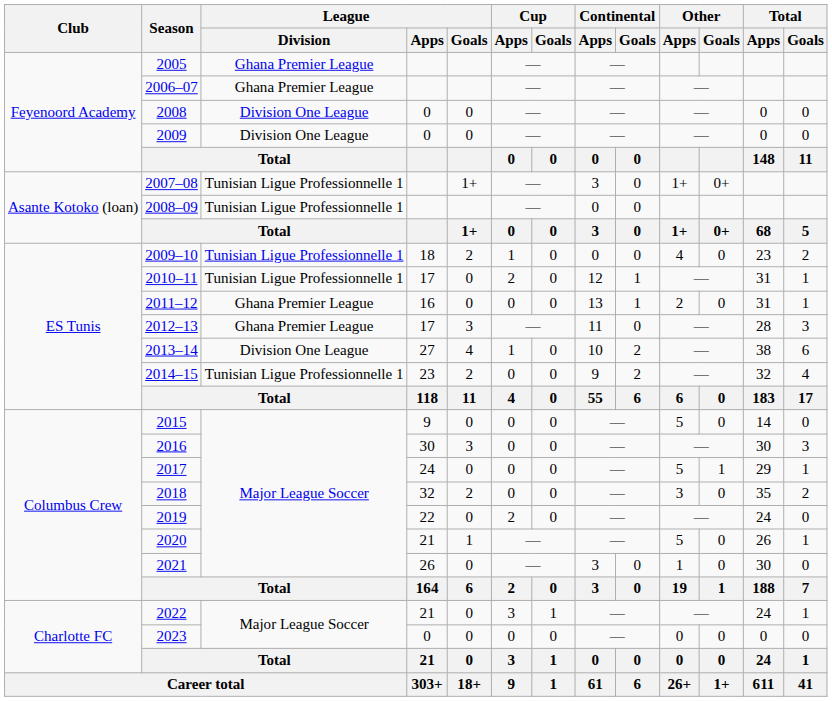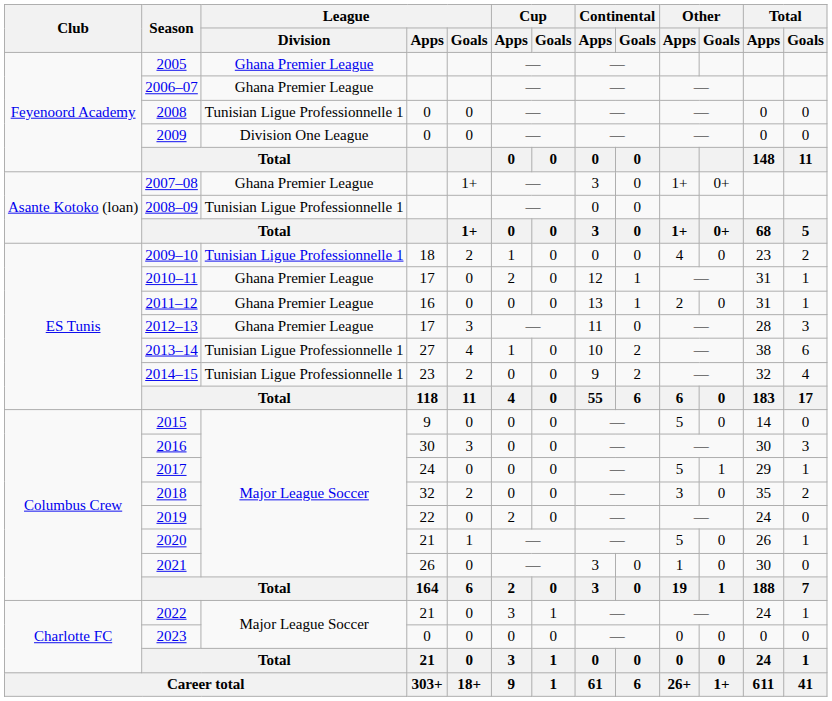(304, 111) Division One League -> (304, 111) Tunisian Ligue Professionnelle 1
(304, 183) Tunisian Ligue Professionnelle 1 -> (304, 183) Ghana Premier League
(304, 278) Tunisian Ligue Professionnelle 1 -> (304, 278) Ghana Premier League
(304, 350) Division One League -> (304, 350) Tunisian Ligue Professionnelle 1
